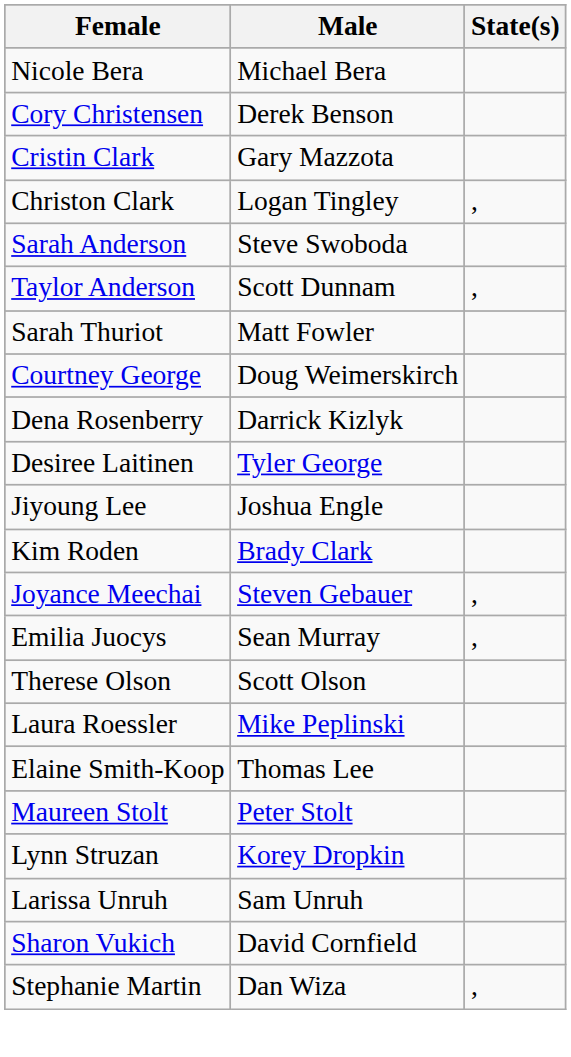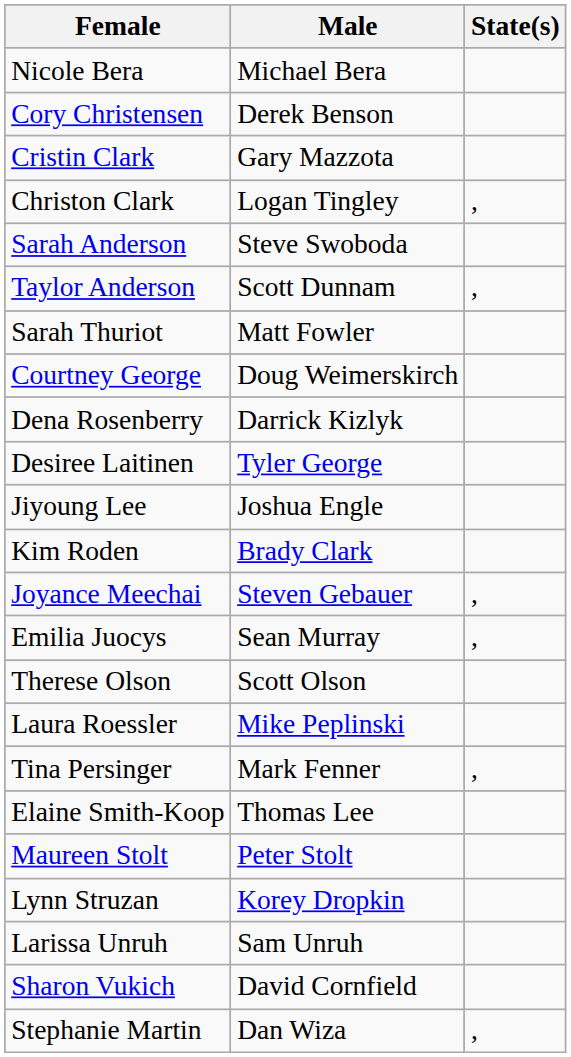+ row: (91, 768)
